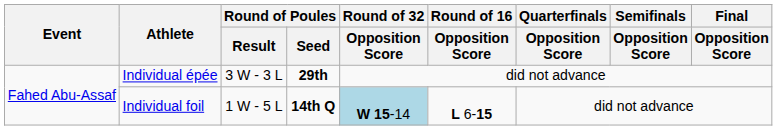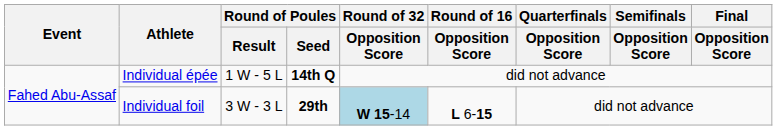(254, 76) 3 W - 3 L -> (254, 76) 1 W - 5 L
(313, 76) 29th -> (313, 76) 14th Q
(254, 106) 1 W - 5 L -> (254, 106) 3 W - 3 L
(313, 106) 14th Q -> (313, 106) 29th
